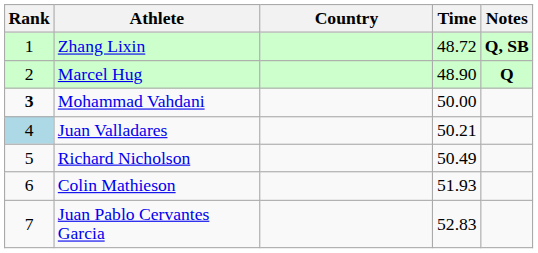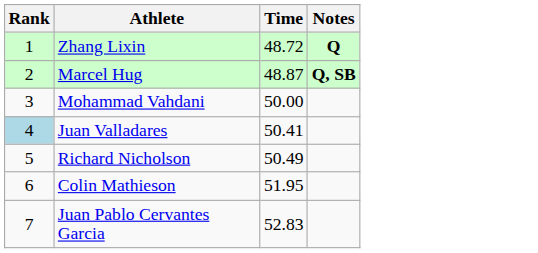- column: (346, 18)
(507, 46) Q, SB -> (334, 46) Q
(457, 74) 48.90 -> (284, 74) 48.87
(507, 74) Q -> (334, 74) Q, SB
(29, 102) bold -> (29, 102) normal
(457, 130) 50.21 -> (284, 130) 50.41
(457, 185) 51.93 -> (284, 185) 51.95
